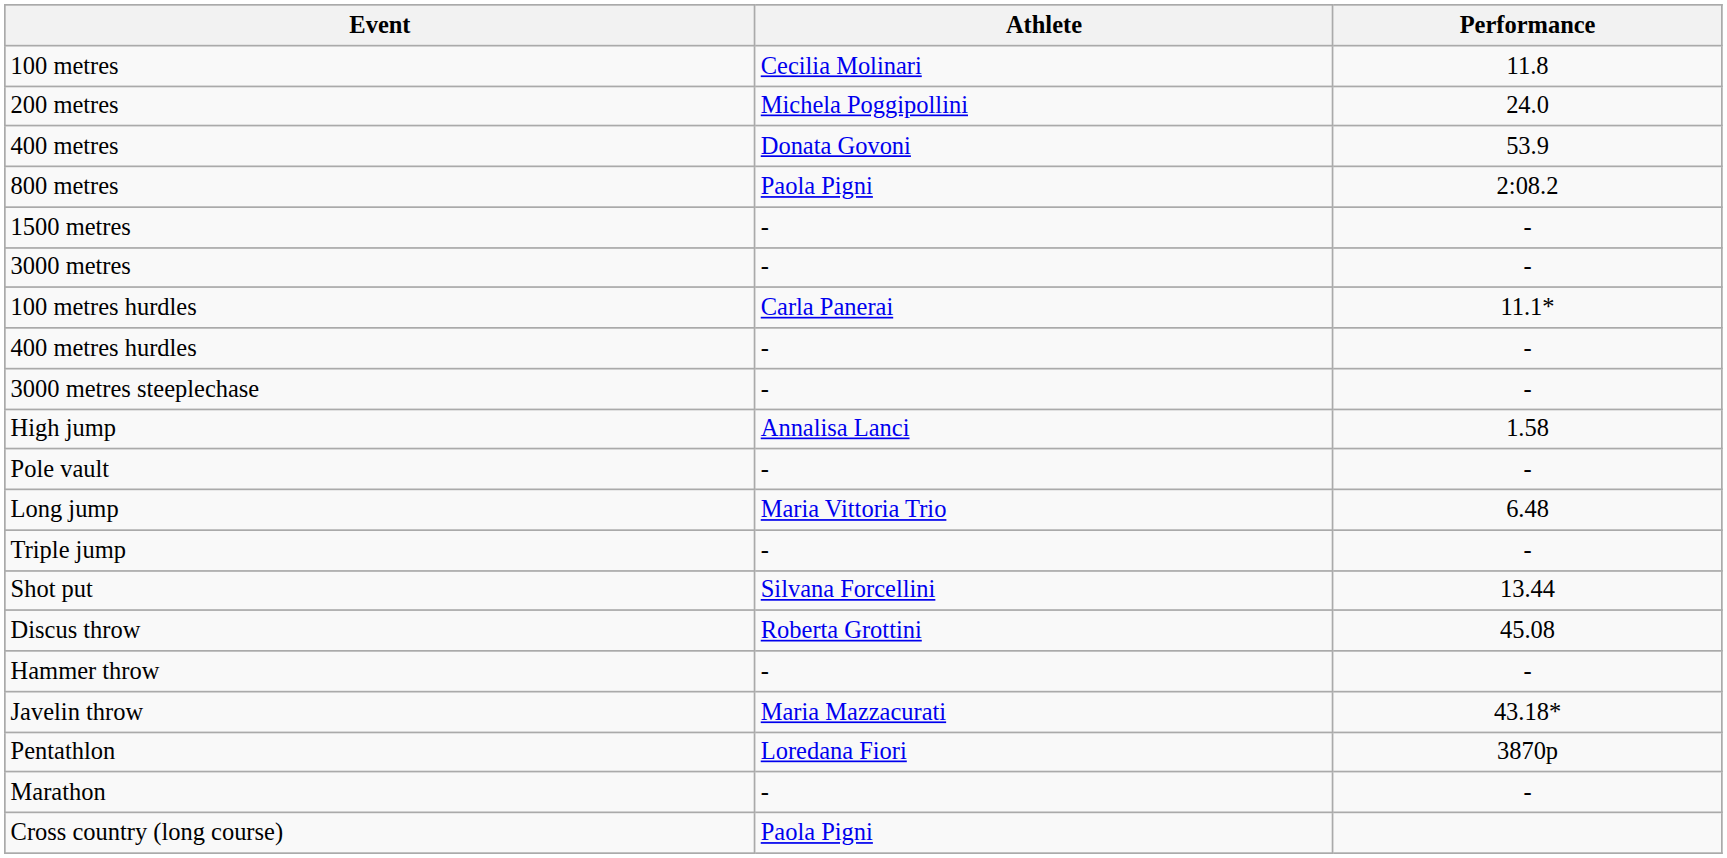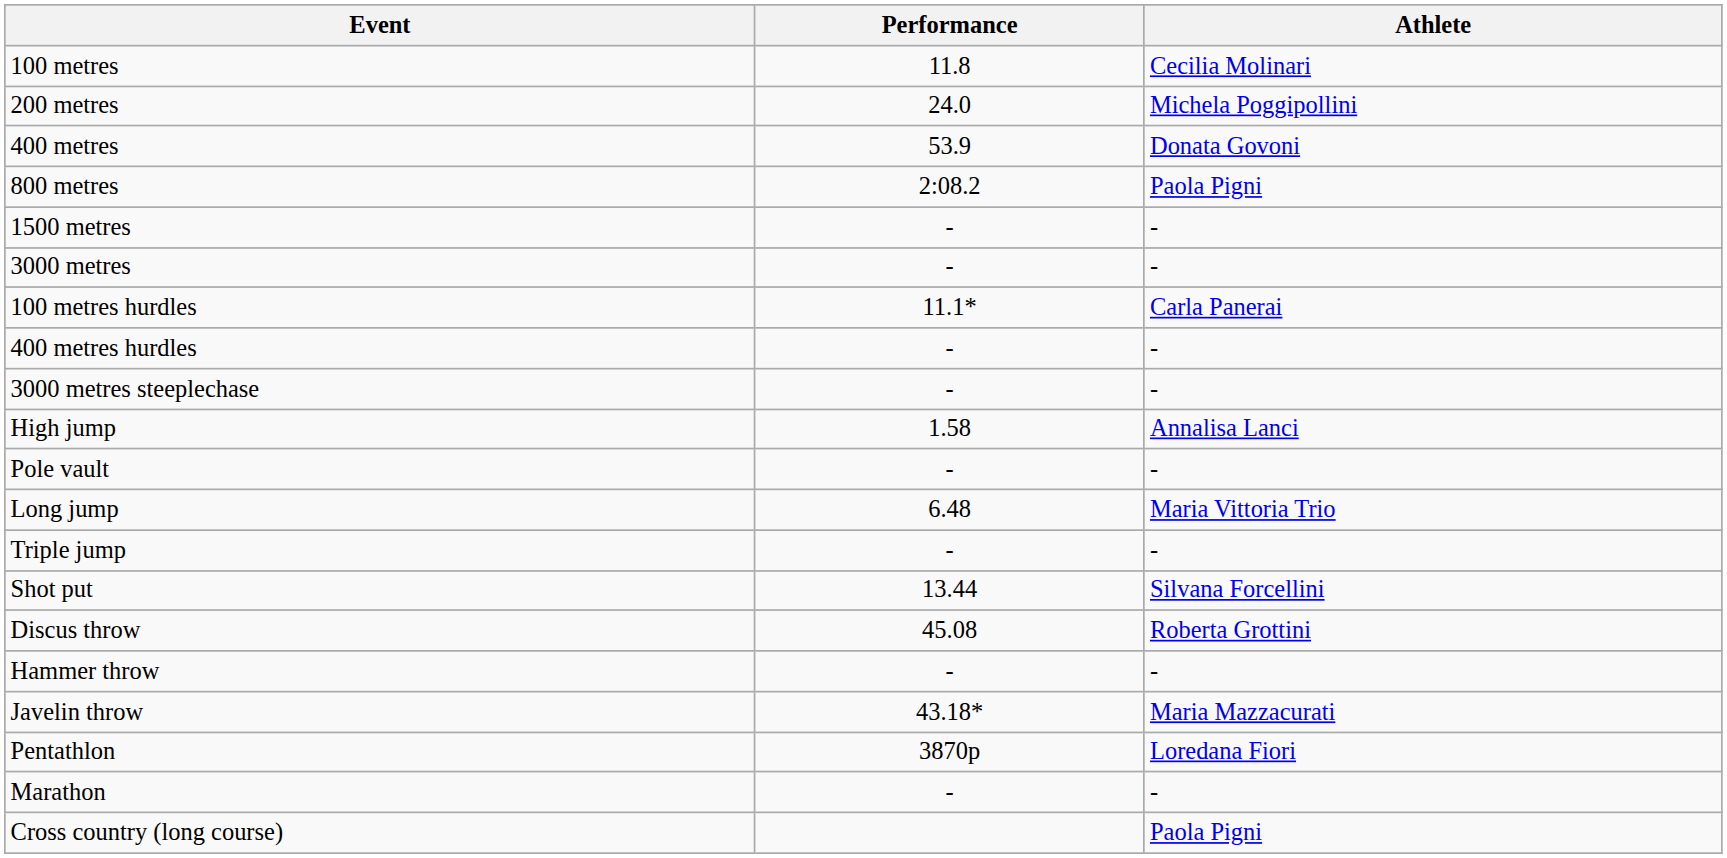columns swapped: (1044, 25) <-> (1528, 25)
